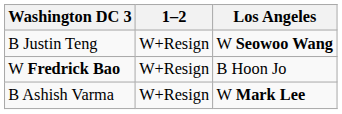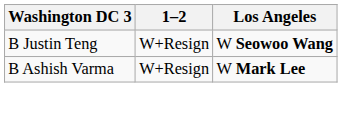- row: (64, 69)
